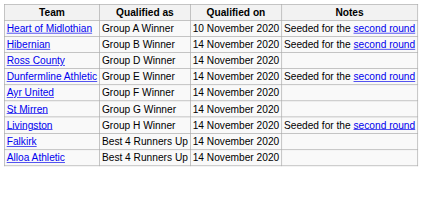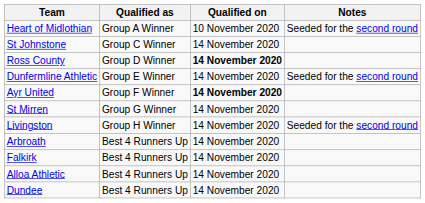- row: (28, 45)
+ row: (36, 45)
(236, 61) normal -> (237, 61) bold
(236, 93) normal -> (237, 93) bold
+ row: (26, 142)
+ row: (25, 190)
